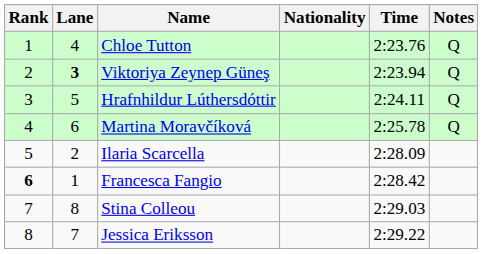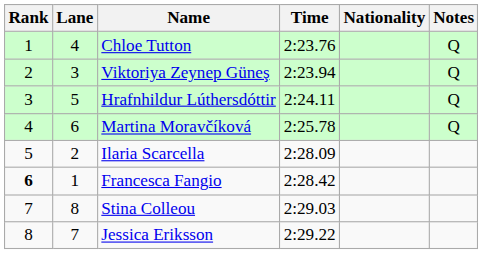columns swapped: (325, 18) <-> (399, 18)
(75, 72) bold -> (75, 72) normal
